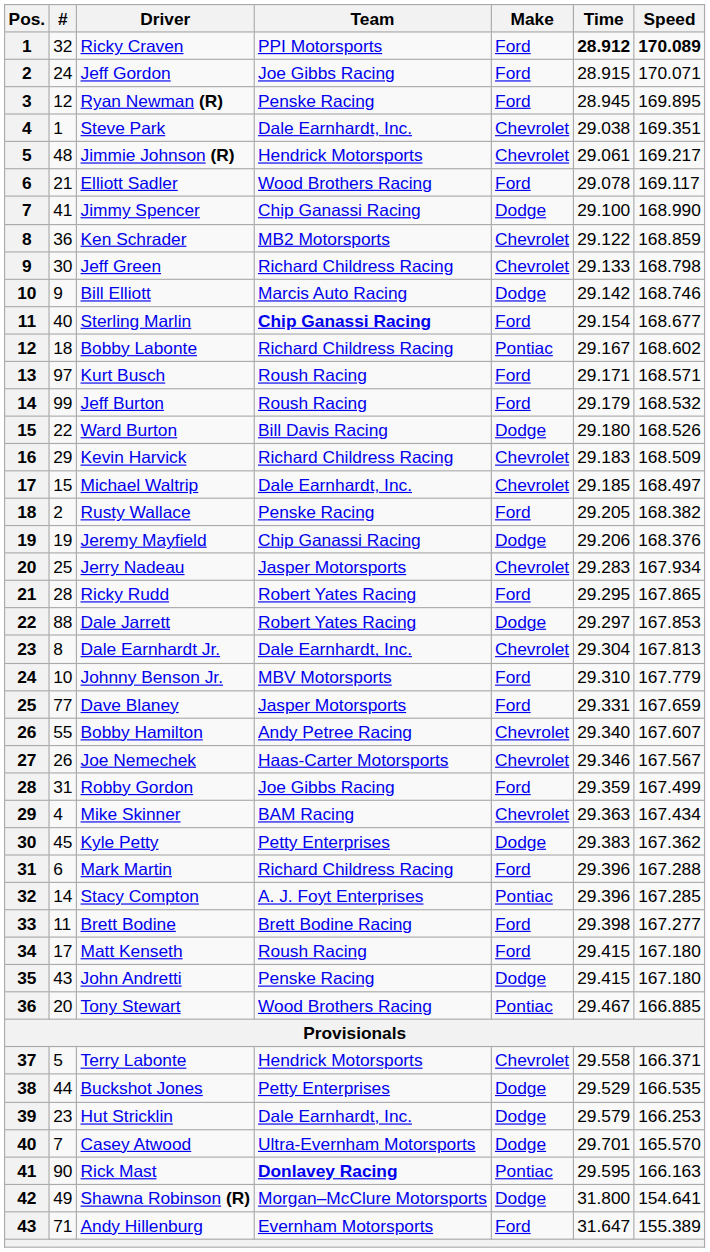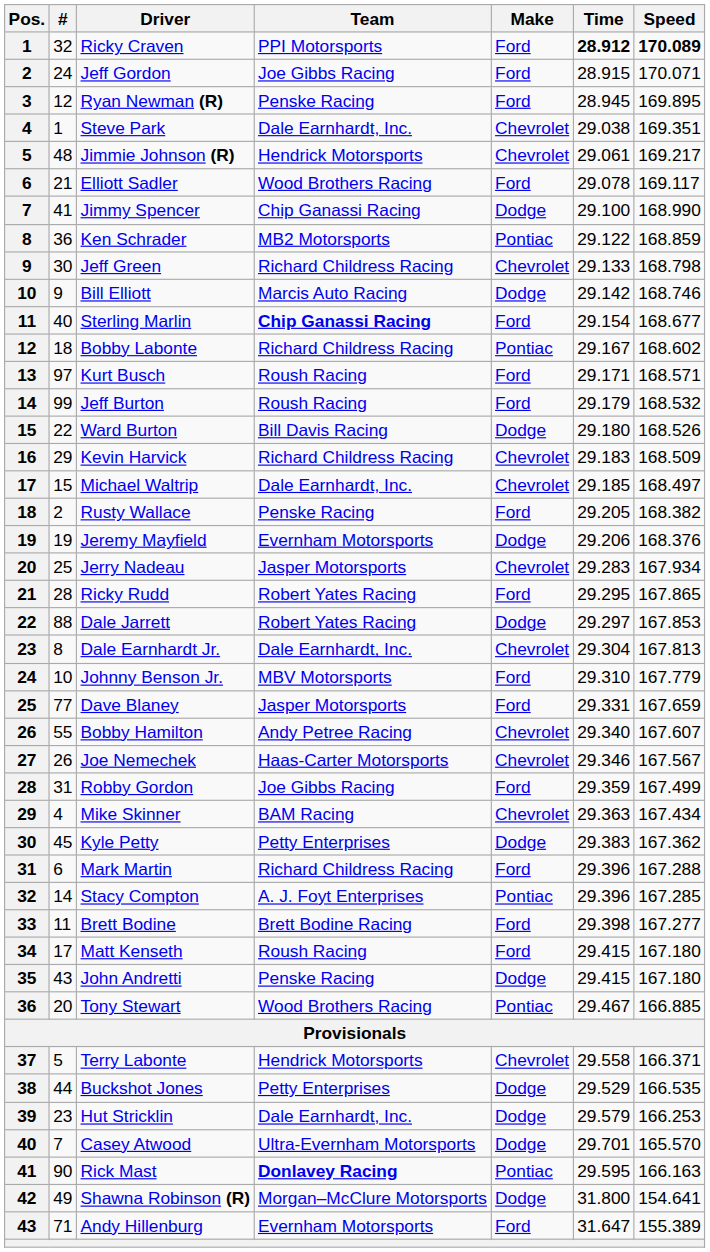(532, 238) Chevrolet -> (524, 238) Pontiac
(339, 540) Chip Ganassi Racing -> (346, 540) Evernham Motorsports
